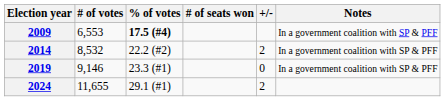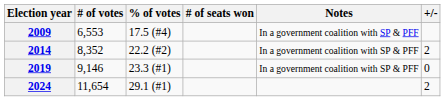columns swapped: (266, 13) <-> (358, 13)
(150, 31) bold -> (150, 31) normal
(90, 50) 8,532 -> (90, 50) 8,352
(93, 86) 11,655 -> (93, 86) 11,654
